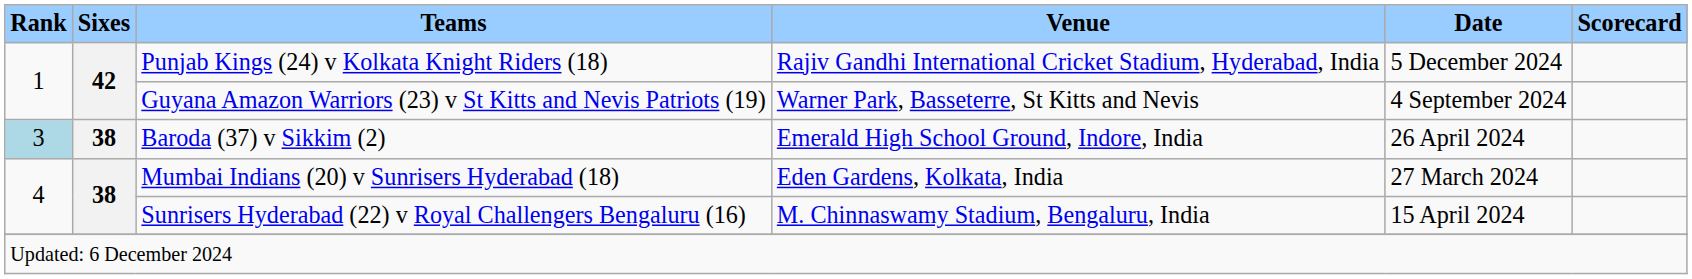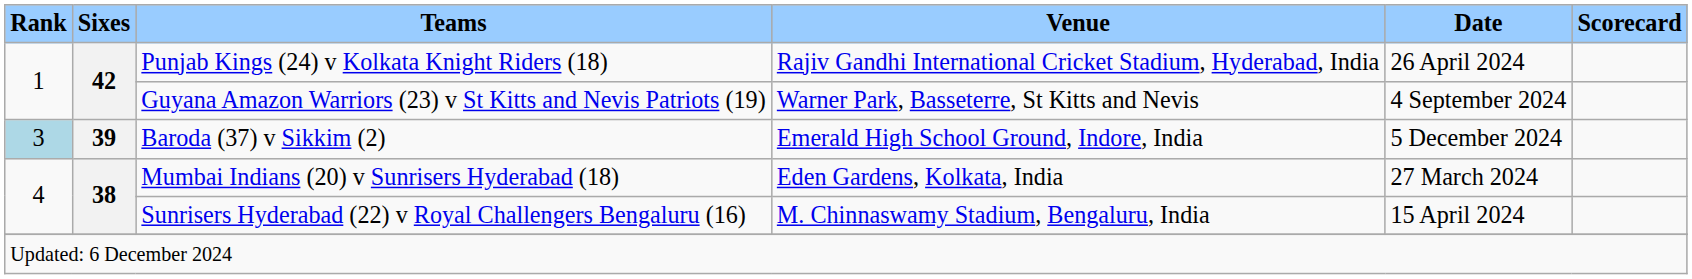(1476, 61) 5 December 2024 -> (1458, 61) 26 April 2024
(104, 138) 38 -> (104, 138) 39
(1458, 138) 26 April 2024 -> (1476, 138) 5 December 2024
